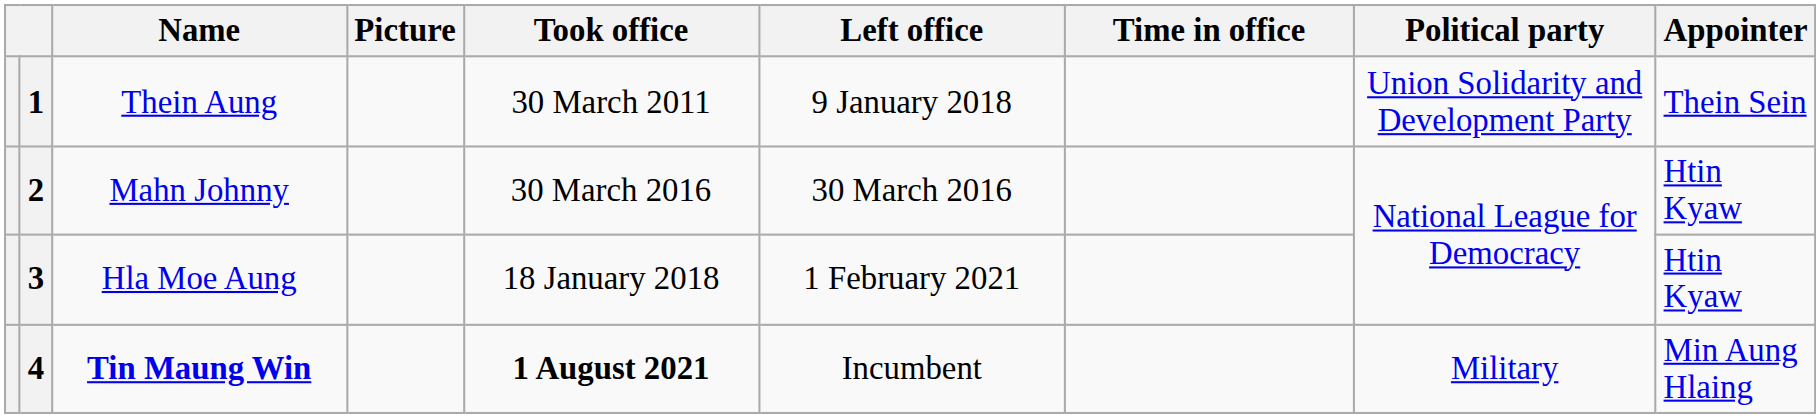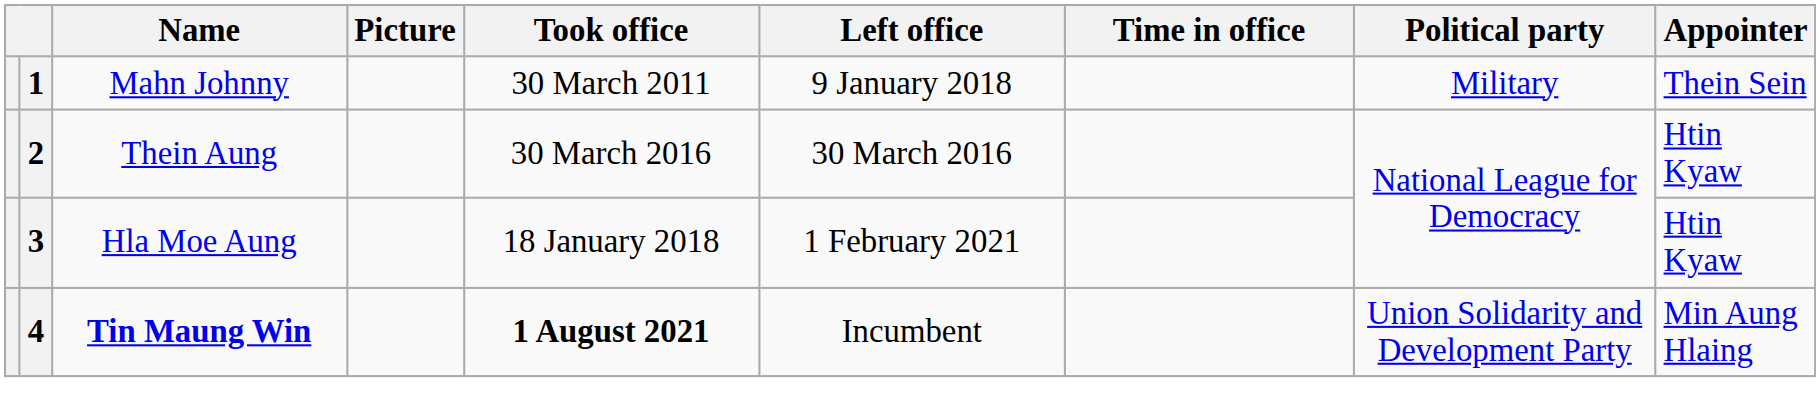(199, 100) Thein Aung -> (199, 82) Mahn Johnny
(1505, 100) Union Solidarity and Development Party -> (1505, 82) Military
(199, 189) Mahn Johnny -> (199, 152) Thein Aung
(1505, 367) Military -> (1505, 330) Union Solidarity and Development Party
